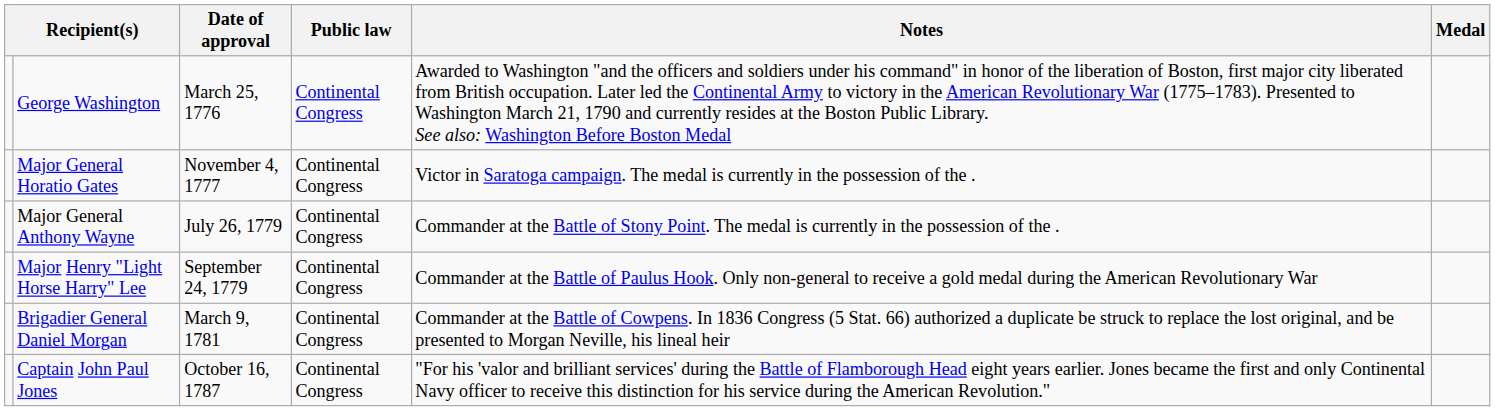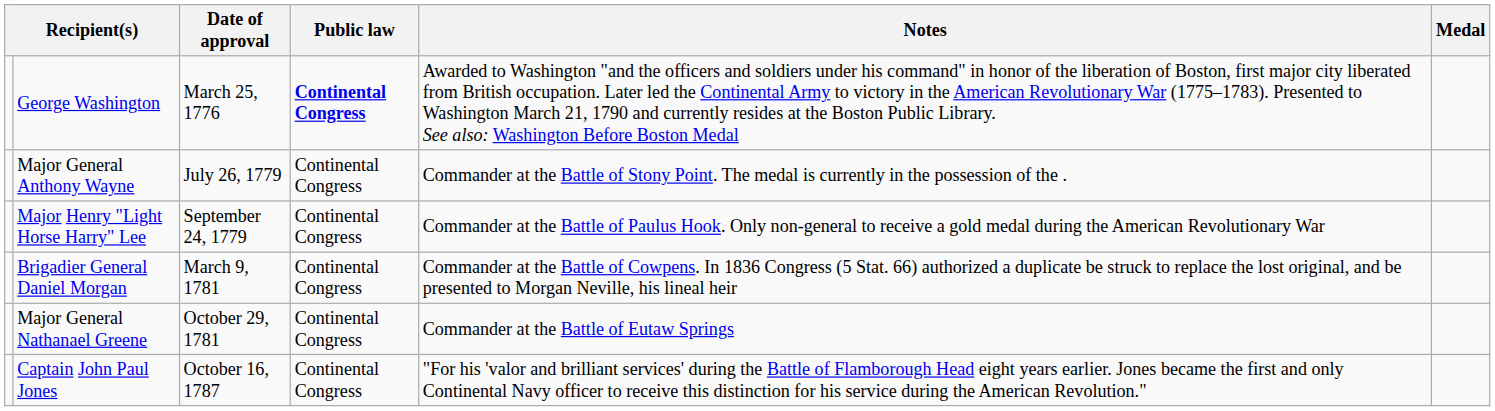(338, 102) normal -> (340, 102) bold
- row: (70, 175)
+ row: (82, 329)
